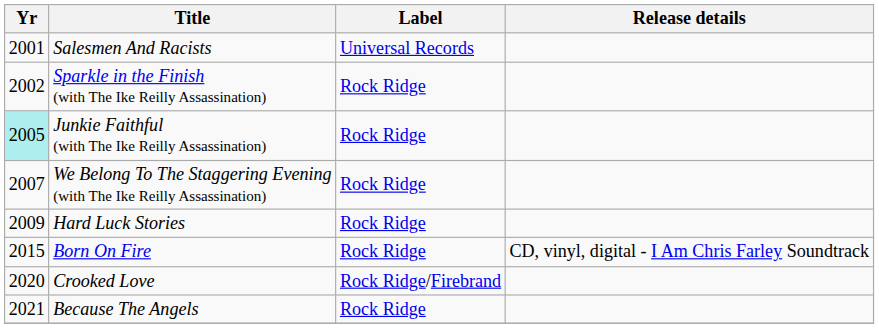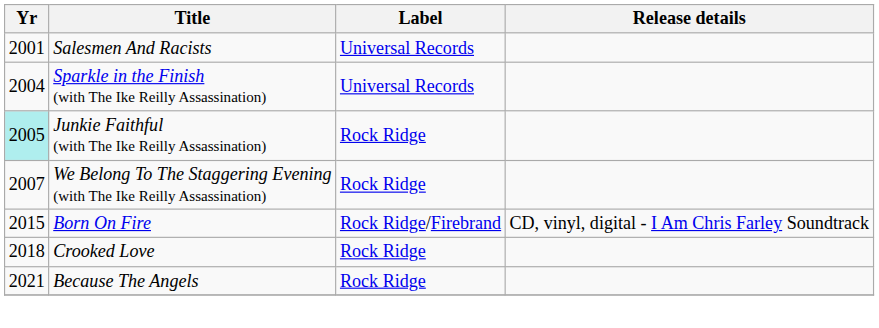(27, 86) 2002 -> (27, 86) 2004
(383, 86) Rock Ridge -> (407, 86) Universal Records
- row: (119, 223)
(383, 251) Rock Ridge -> (421, 223) Rock Ridge/Firebrand
(27, 280) 2020 -> (27, 251) 2018
(421, 280) Rock Ridge/Firebrand -> (383, 251) Rock Ridge
